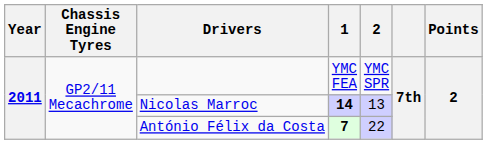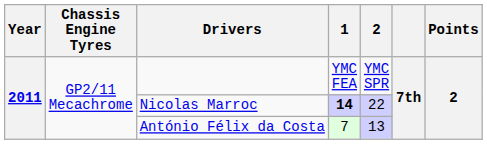(377, 106) 13 -> (377, 106) 22
(344, 128) bold -> (344, 128) normal
(377, 128) 22 -> (377, 128) 13
